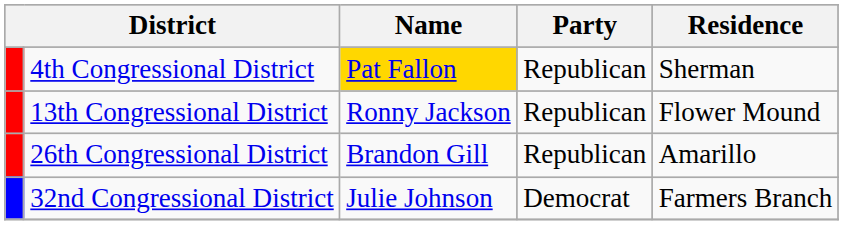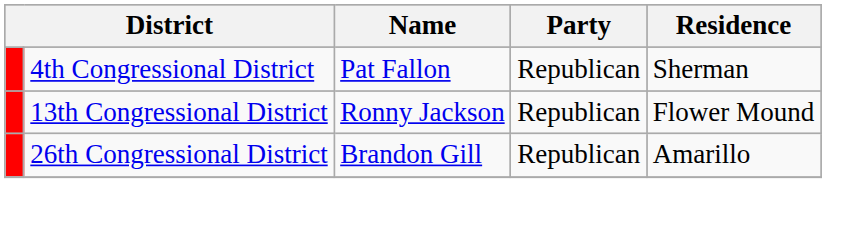(401, 68) gold background -> (395, 68) no background
- row: (182, 197)
